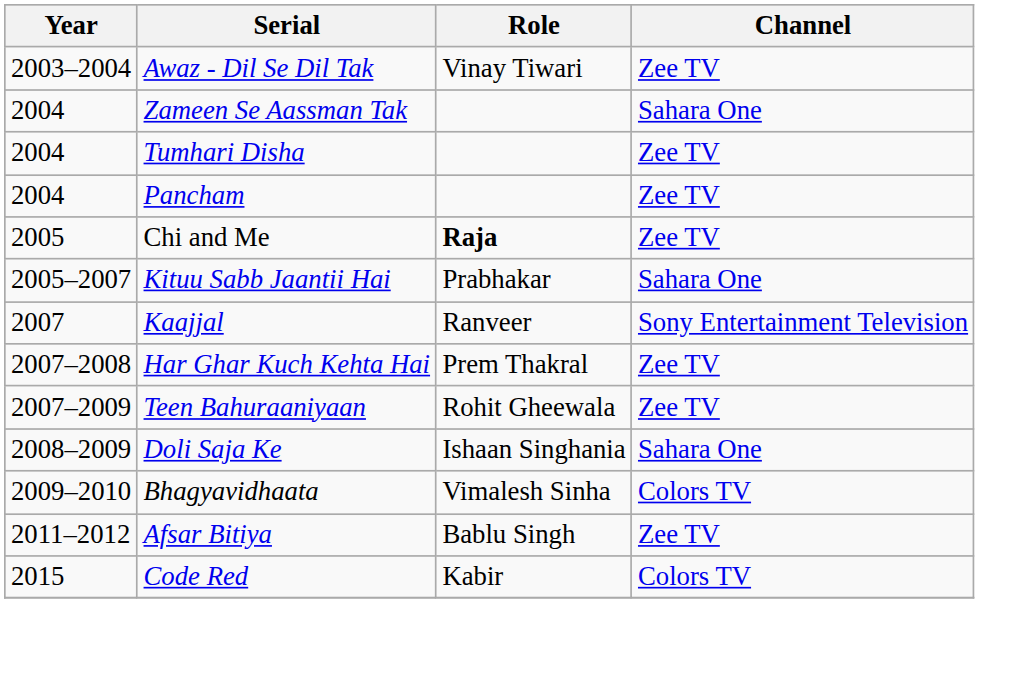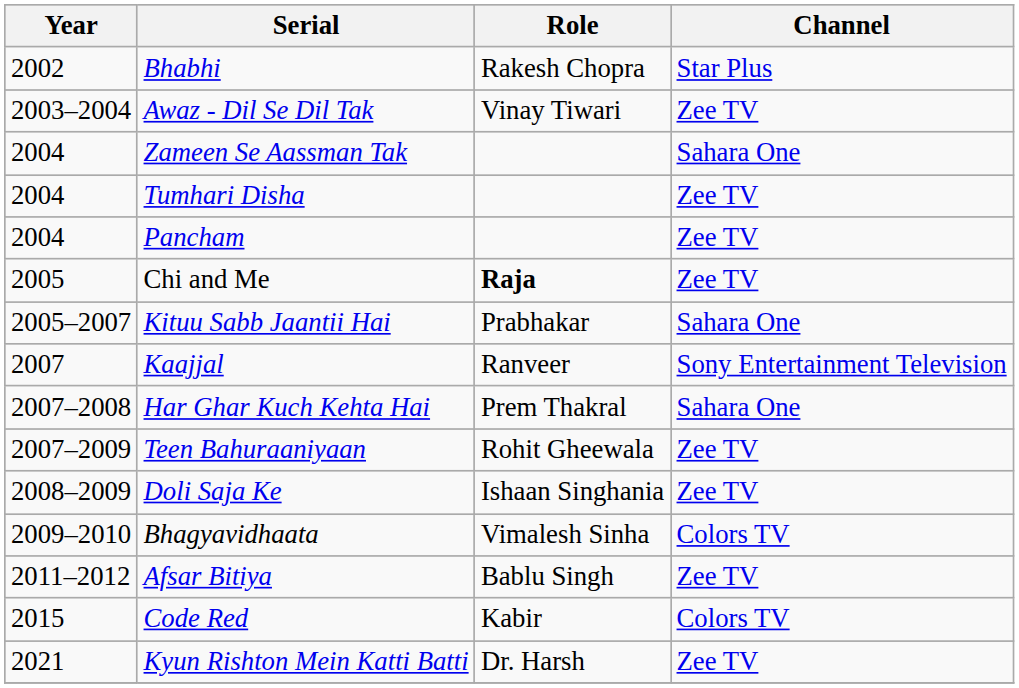+ row: (182, 68)
(679, 364) Zee TV -> (738, 407) Sahara One
(700, 449) Sahara One -> (717, 491) Zee TV
+ row: (306, 661)
